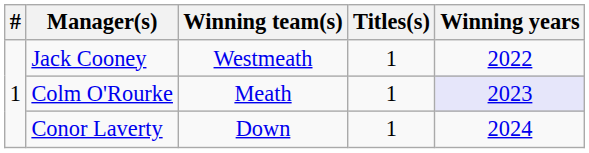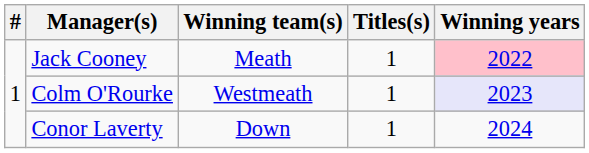(263, 57) Westmeath -> (263, 57) Meath
(510, 57) no background -> (510, 57) pink background
(263, 93) Meath -> (263, 93) Westmeath
